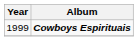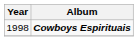(18, 28) 1999 -> (18, 28) 1998
